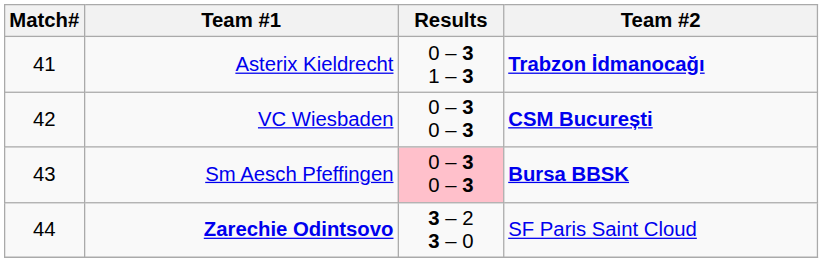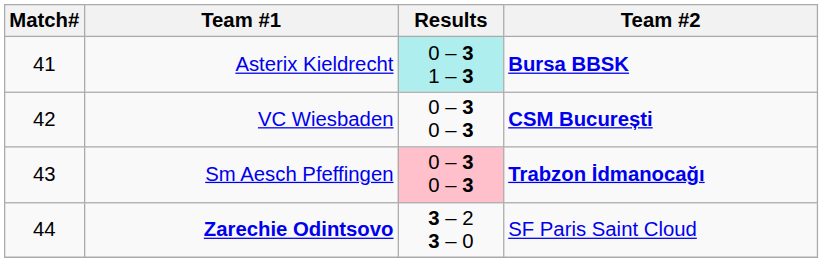(451, 64) no background -> (451, 64) paleturquoise background
(606, 64) Trabzon İdmanocağı -> (569, 64) Bursa BBSK
(569, 174) Bursa BBSK -> (606, 174) Trabzon İdmanocağı
